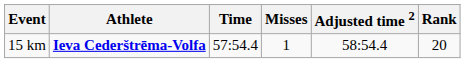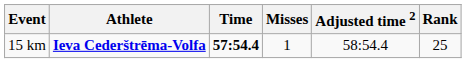(235, 45) normal -> (236, 45) bold
(439, 45) 20 -> (440, 45) 25
